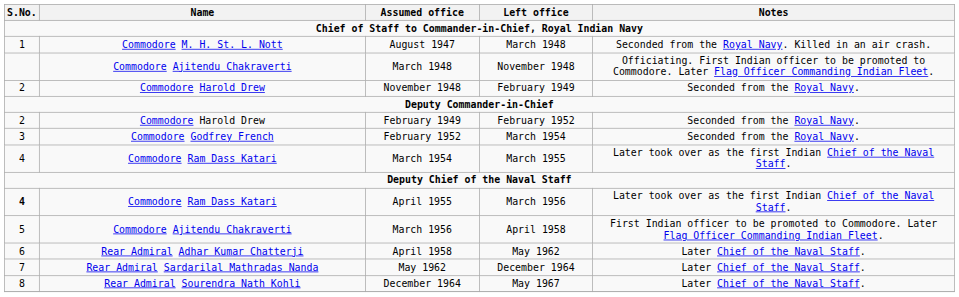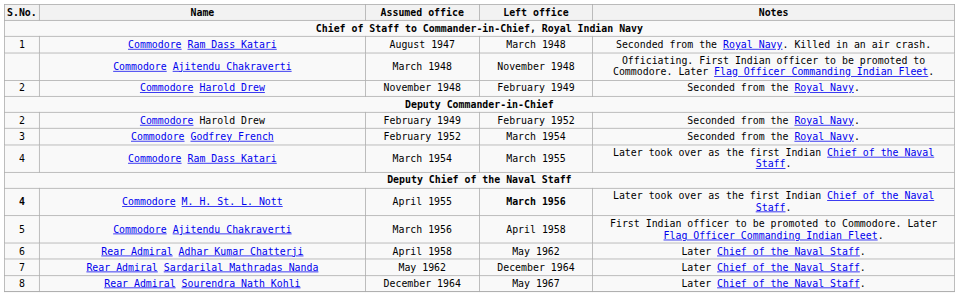(202, 45) Commodore M. H. St. L. Nott -> (202, 45) Commodore Ram Dass Katari
(202, 202) Commodore Ram Dass Katari -> (202, 202) Commodore M. H. St. L. Nott
(536, 202) normal -> (536, 202) bold
